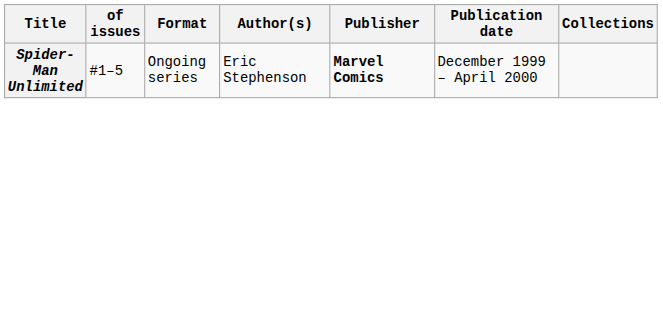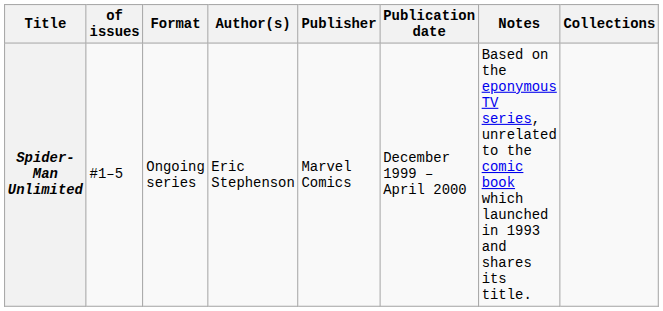+ column: (519, 24)
(359, 71) bold -> (326, 175) normal
